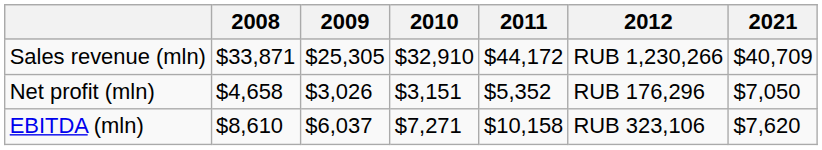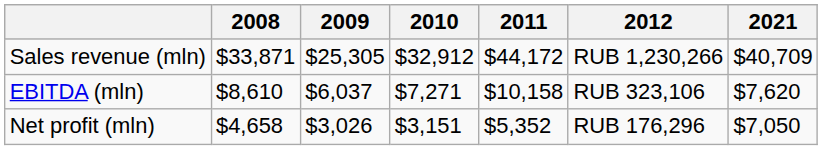(434, 56) $32,910 -> (434, 56) $32,912
rows swapped: (77, 126) <-> (82, 91)
